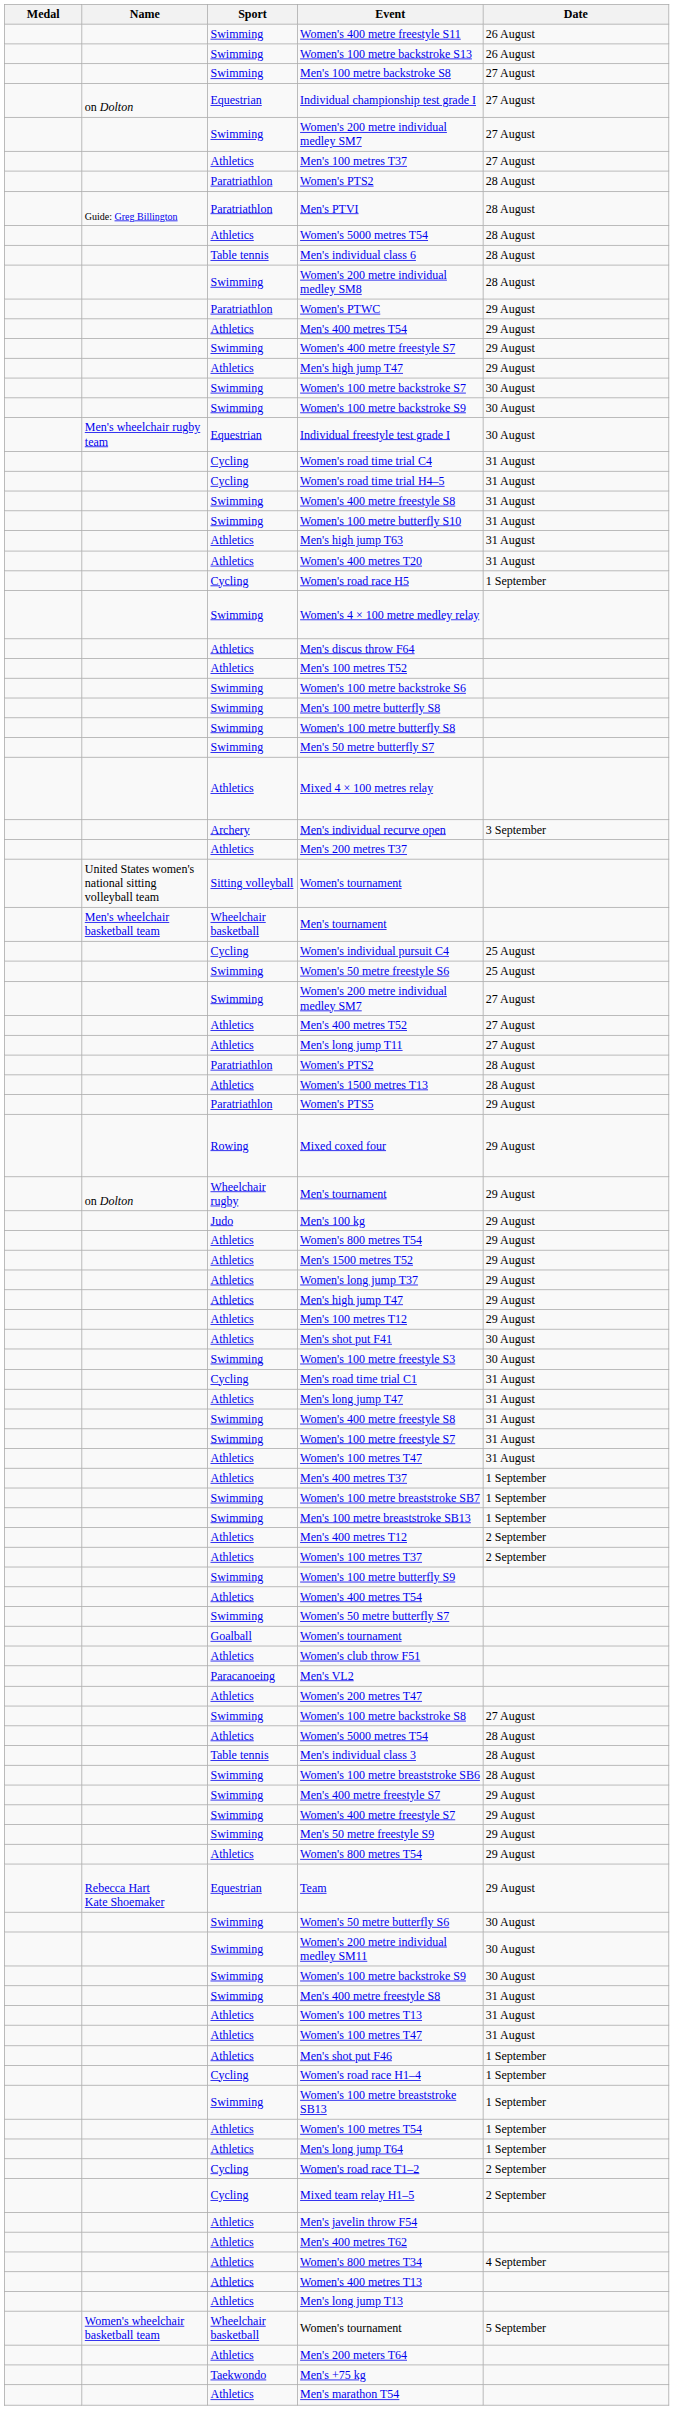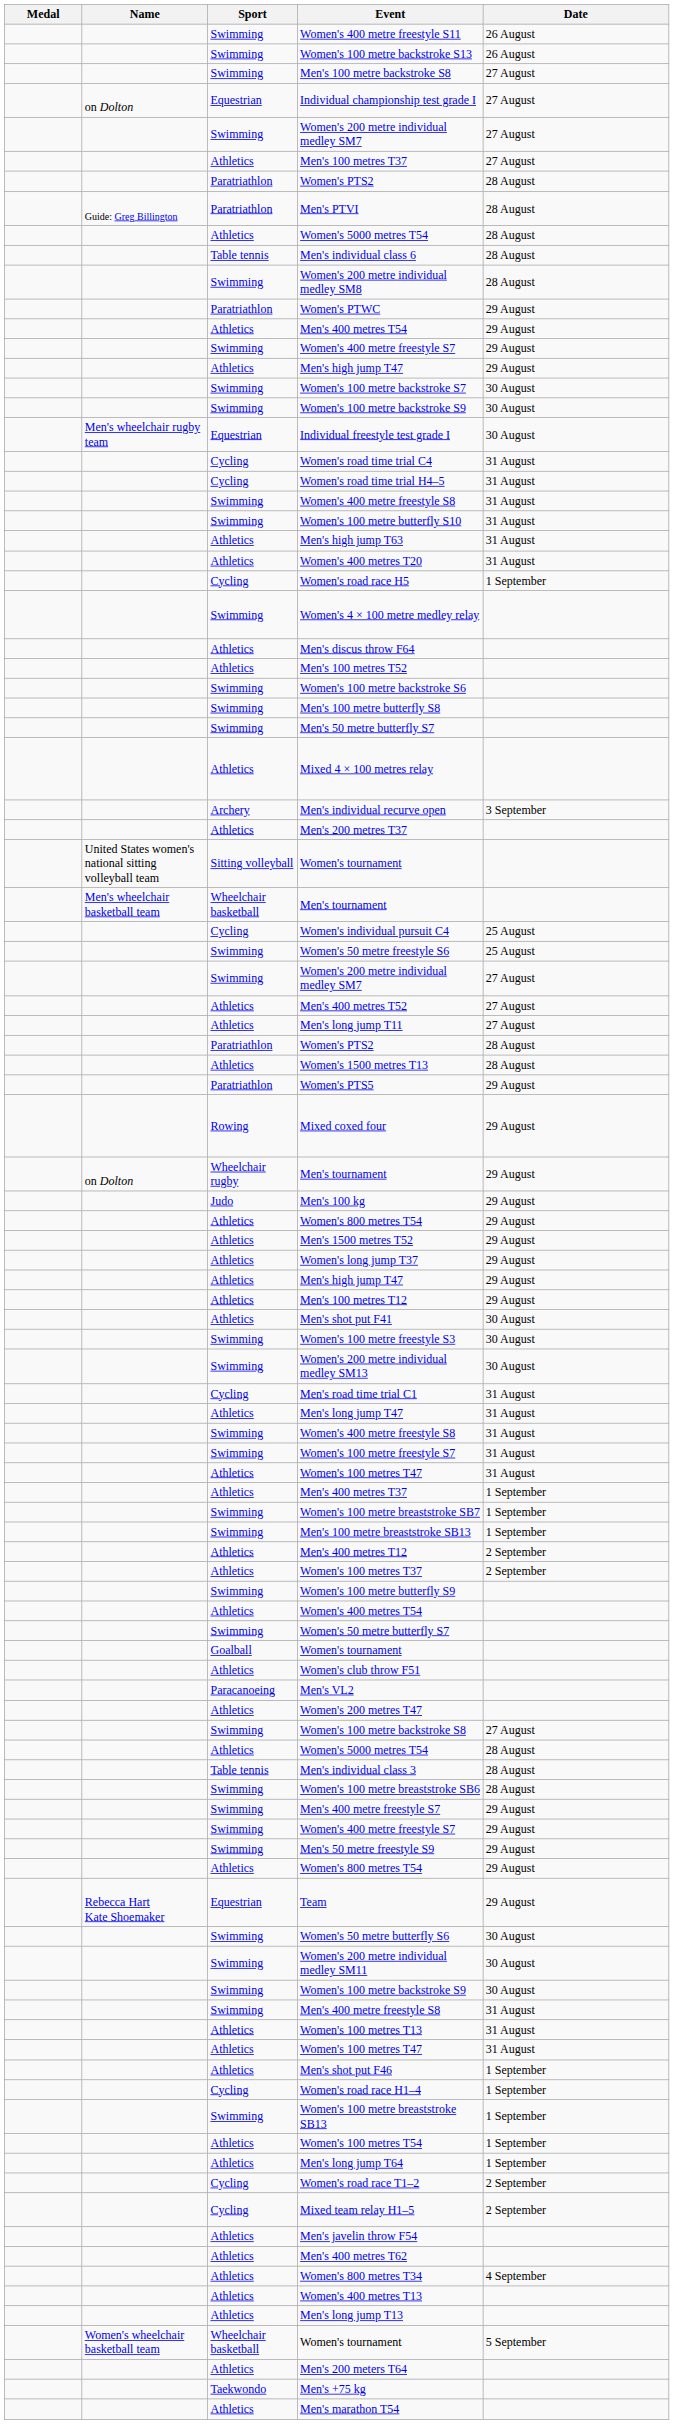- row: (237, 727)
+ row: (237, 1366)
